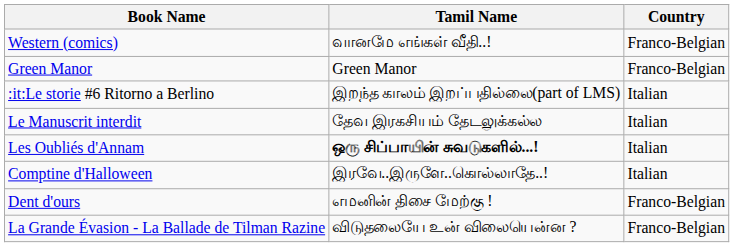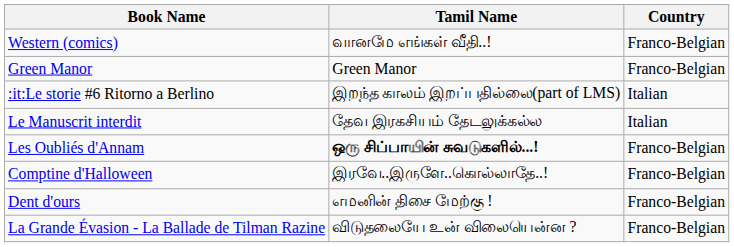(647, 148) Italian -> (676, 148) Franco-Belgian
(647, 174) Italian -> (676, 174) Franco-Belgian
